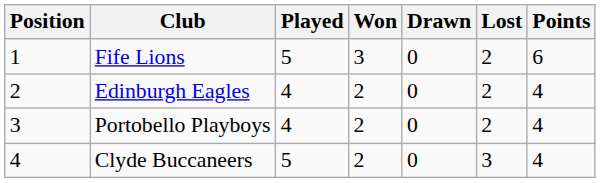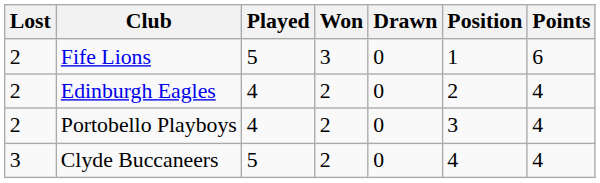columns swapped: (47, 21) <-> (502, 21)
